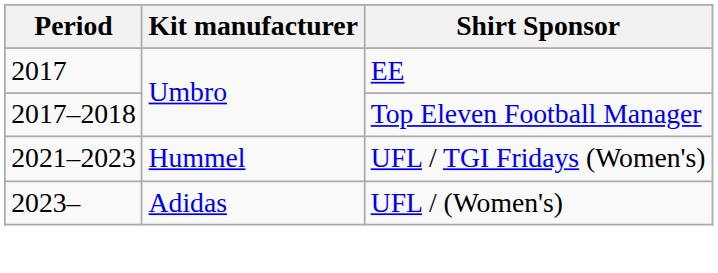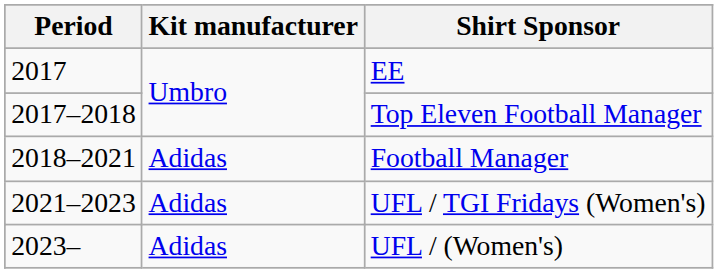+ row: (74, 158)
(197, 158) Hummel -> (188, 202) Adidas
